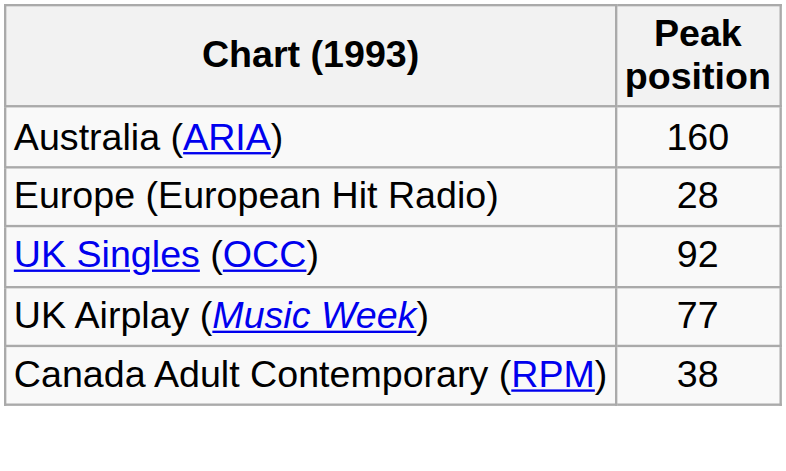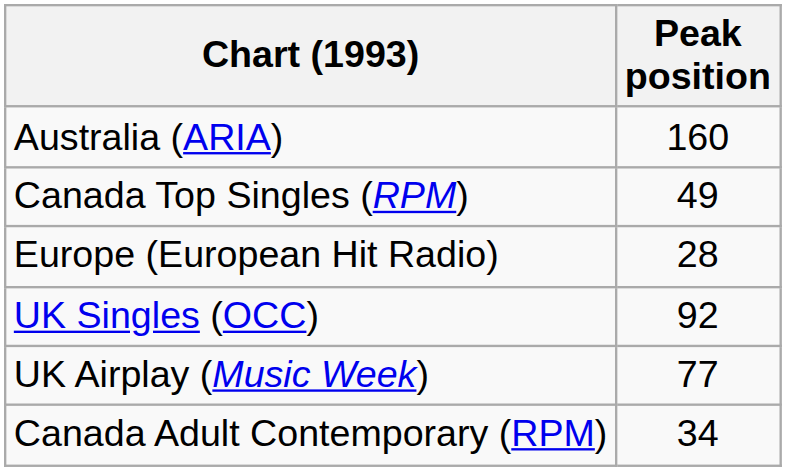+ row: (241, 195)
(698, 374) 38 -> (698, 434) 34
